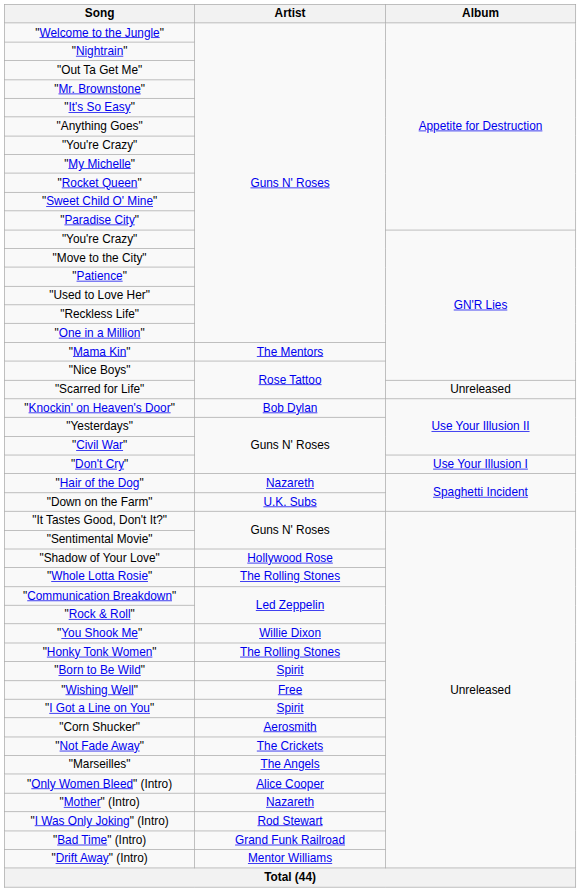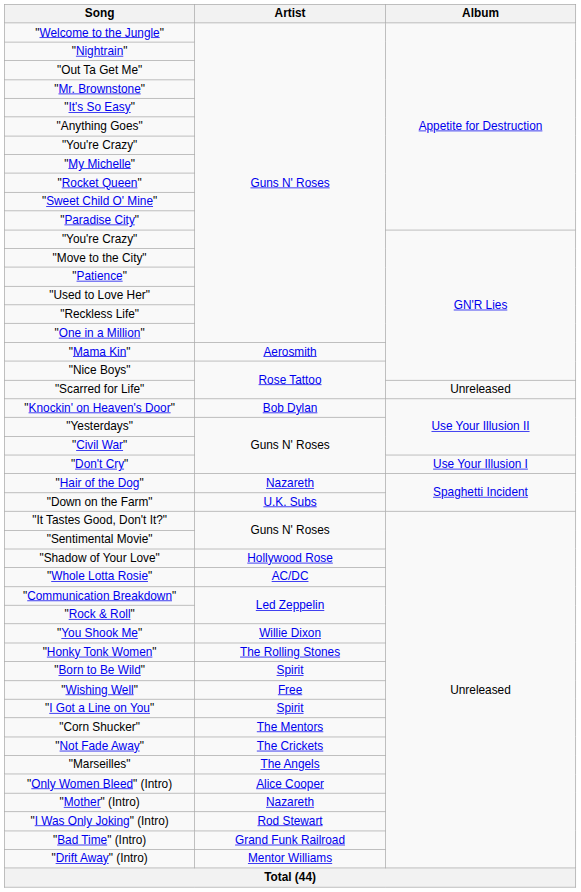(290, 351) The Mentors -> (290, 351) Aerosmith
(290, 577) The Rolling Stones -> (290, 577) AC/DC
(290, 727) Aerosmith -> (290, 727) The Mentors
